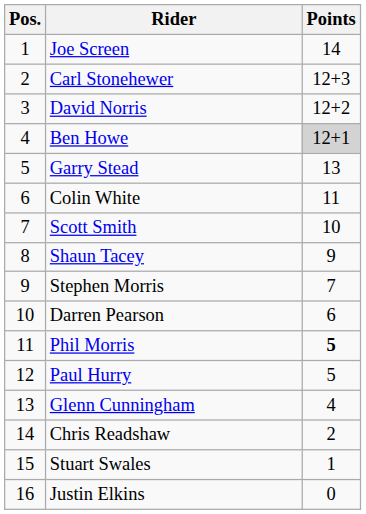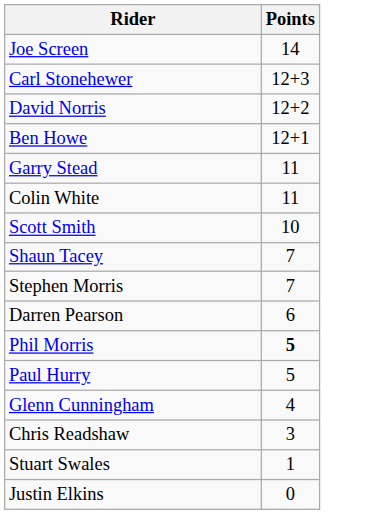- column: (25, 19)
(331, 137) lightgrey background -> (290, 137) no background
(331, 167) 13 -> (290, 167) 11
(331, 256) 9 -> (290, 256) 7
(331, 434) 2 -> (290, 434) 3
